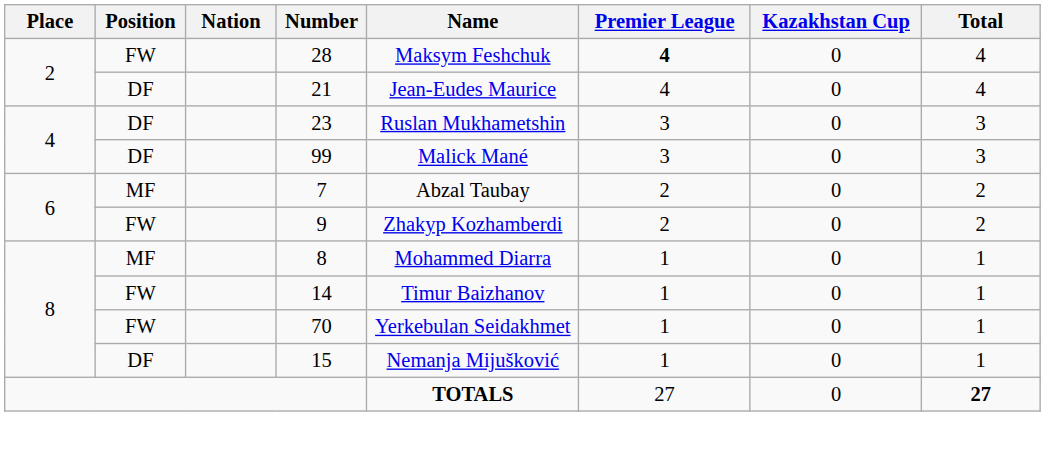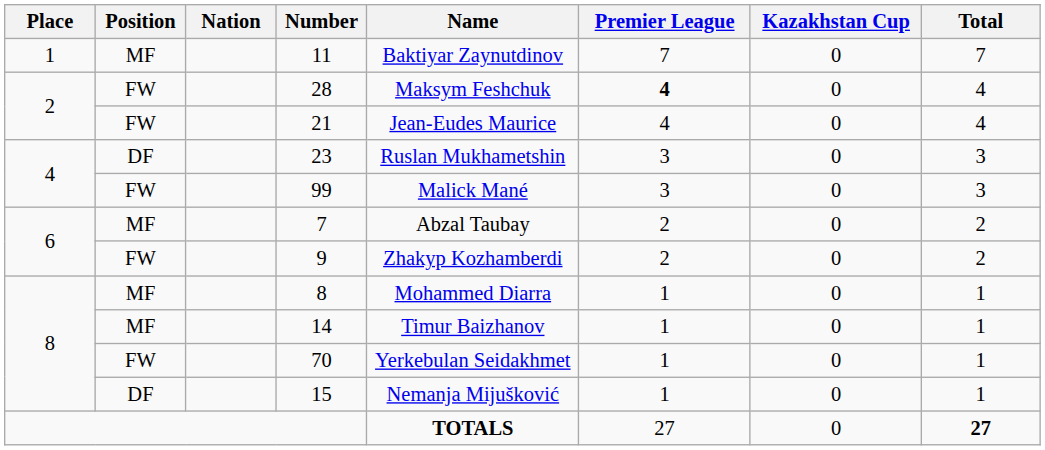+ row: (322, 55)
(140, 89) DF -> (140, 123) FW
(140, 156) DF -> (140, 190) FW
(140, 292) FW -> (140, 326) MF
